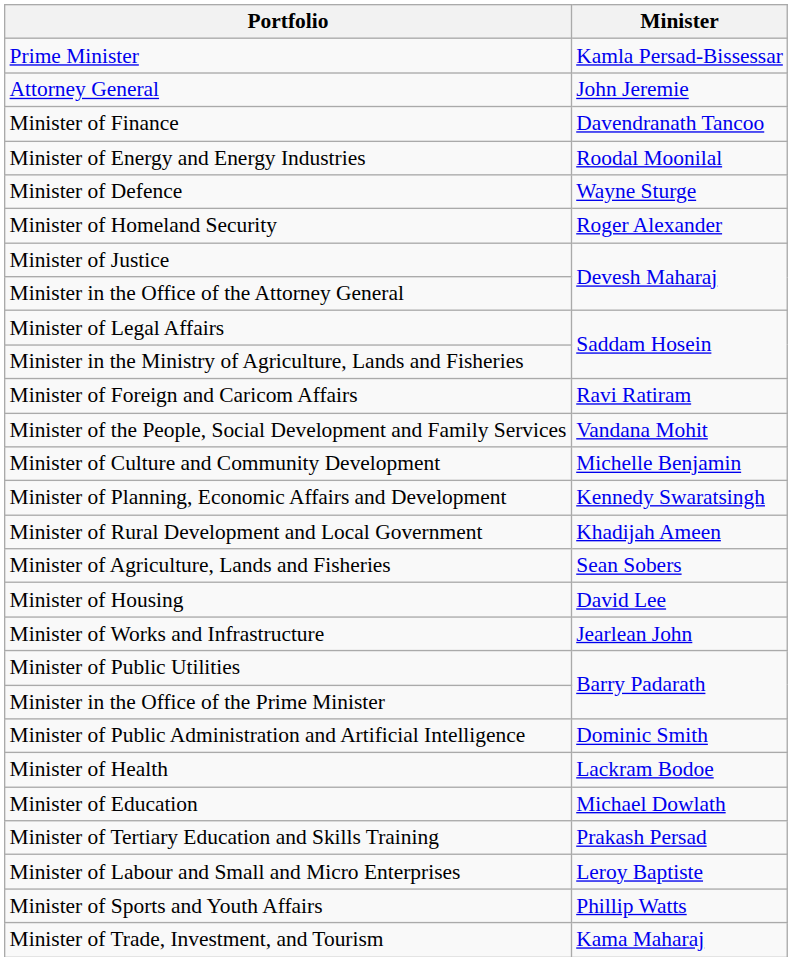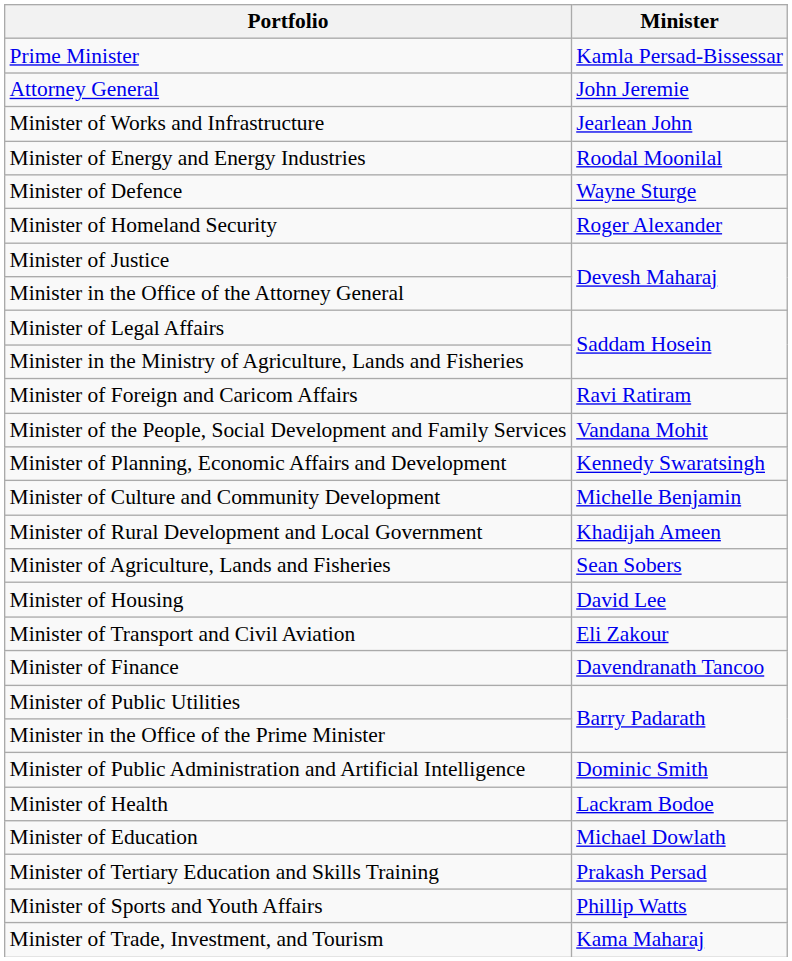rows swapped: (94, 123) <-> (167, 633)
rows swapped: (258, 497) <-> (225, 463)
+ row: (182, 633)
- row: (235, 871)
